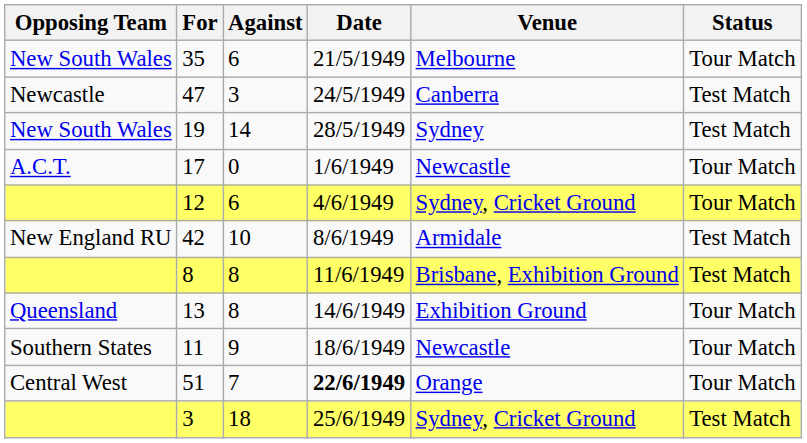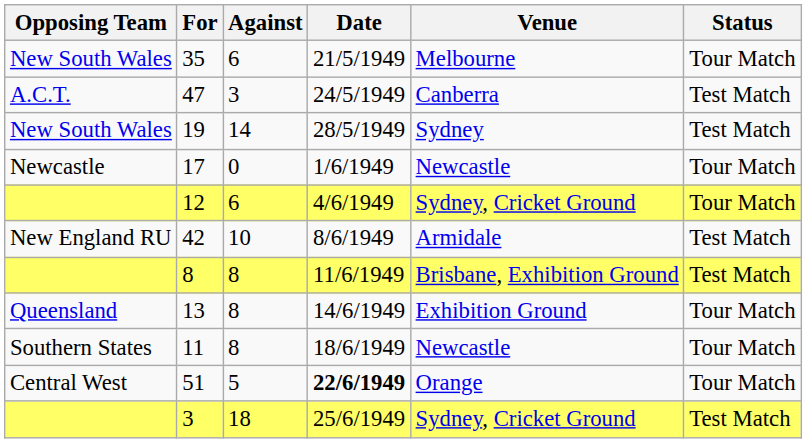(57, 94) Newcastle -> (40, 94) A.C.T.
(40, 166) A.C.T. -> (57, 166) Newcastle
(234, 346) 9 -> (234, 346) 8
(234, 382) 7 -> (234, 382) 5
